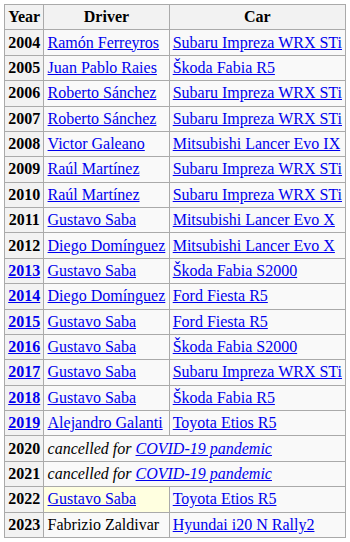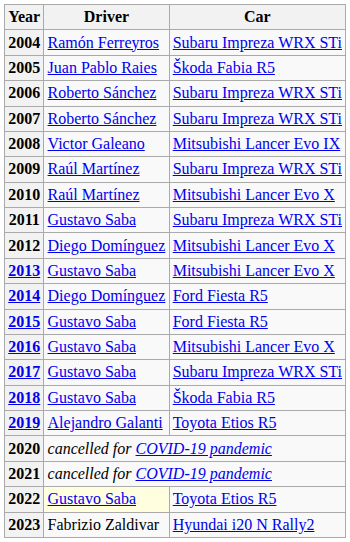(257, 194) Subaru Impreza WRX STi -> (254, 194) Mitsubishi Lancer Evo X
(254, 220) Mitsubishi Lancer Evo X -> (257, 220) Subaru Impreza WRX STi
(235, 270) Škoda Fabia S2000 -> (254, 270) Mitsubishi Lancer Evo X
(235, 347) Škoda Fabia S2000 -> (254, 347) Mitsubishi Lancer Evo X
